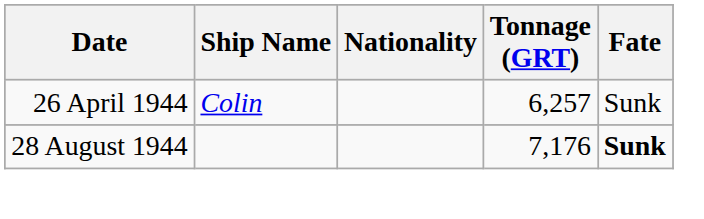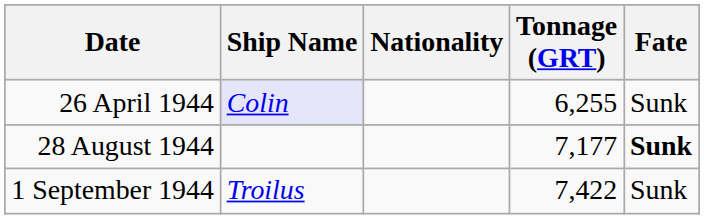(231, 102) no background -> (258, 102) lavender background
(560, 102) 6,257 -> (586, 102) 6,255
(560, 146) 7,176 -> (586, 146) 7,177
+ row: (113, 190)
